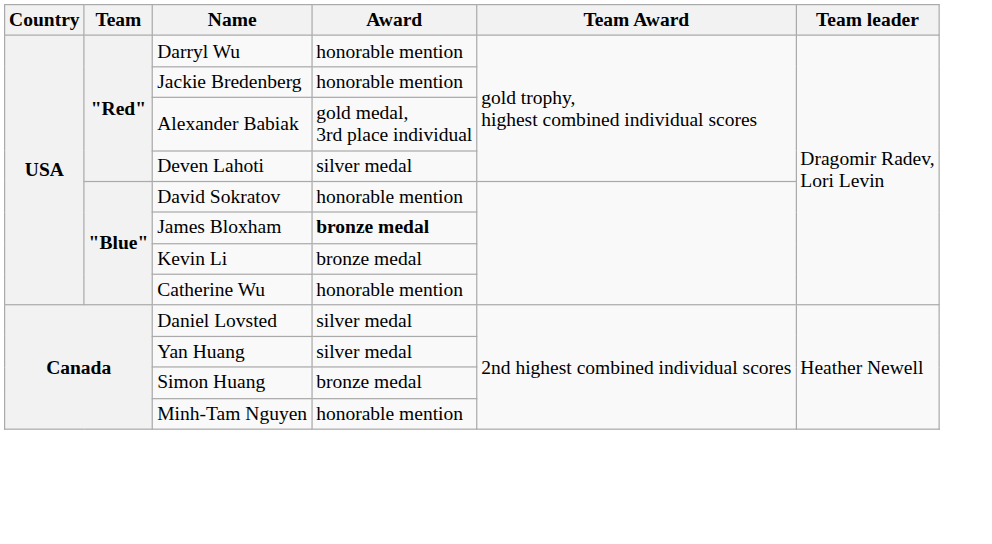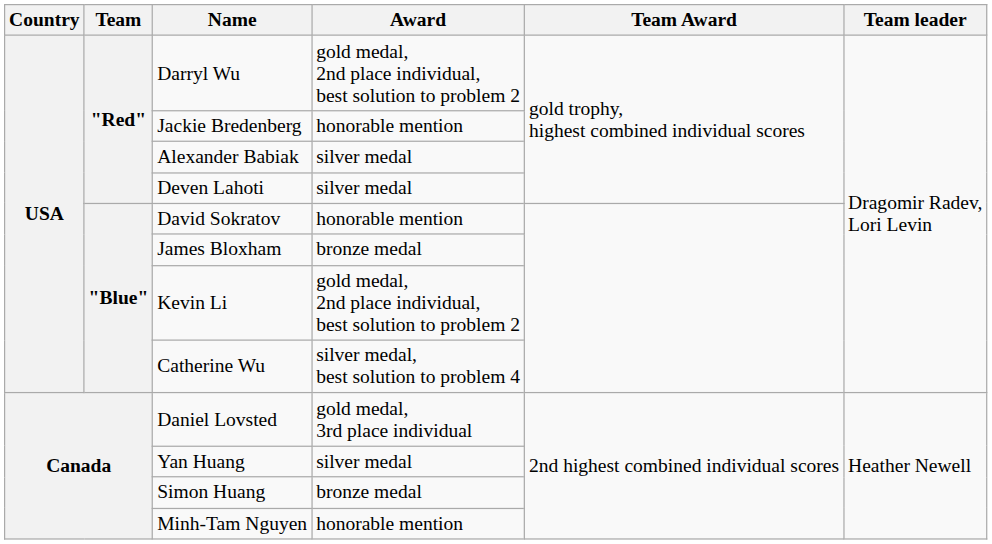(390, 50) honorable mention -> (418, 72) gold medal, 2nd place individual, best solution to problem 2
(394, 123) gold medal, 3rd place individual -> (364, 156) silver medal
(373, 227) bold -> (369, 249) normal
(369, 258) bronze medal -> (418, 302) gold medal, 2nd place individual, best solution to problem 2
(390, 289) honorable mention -> (418, 366) silver medal, best solution to problem 4
(364, 320) silver medal -> (394, 419) gold medal, 3rd place individual
